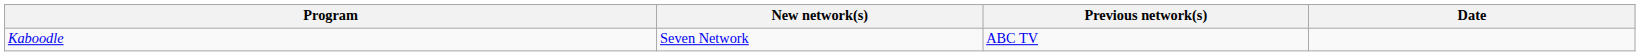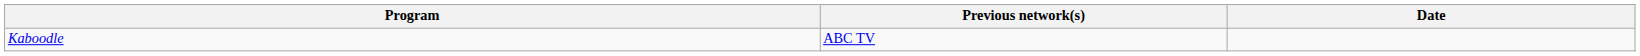- column: (820, 16)
